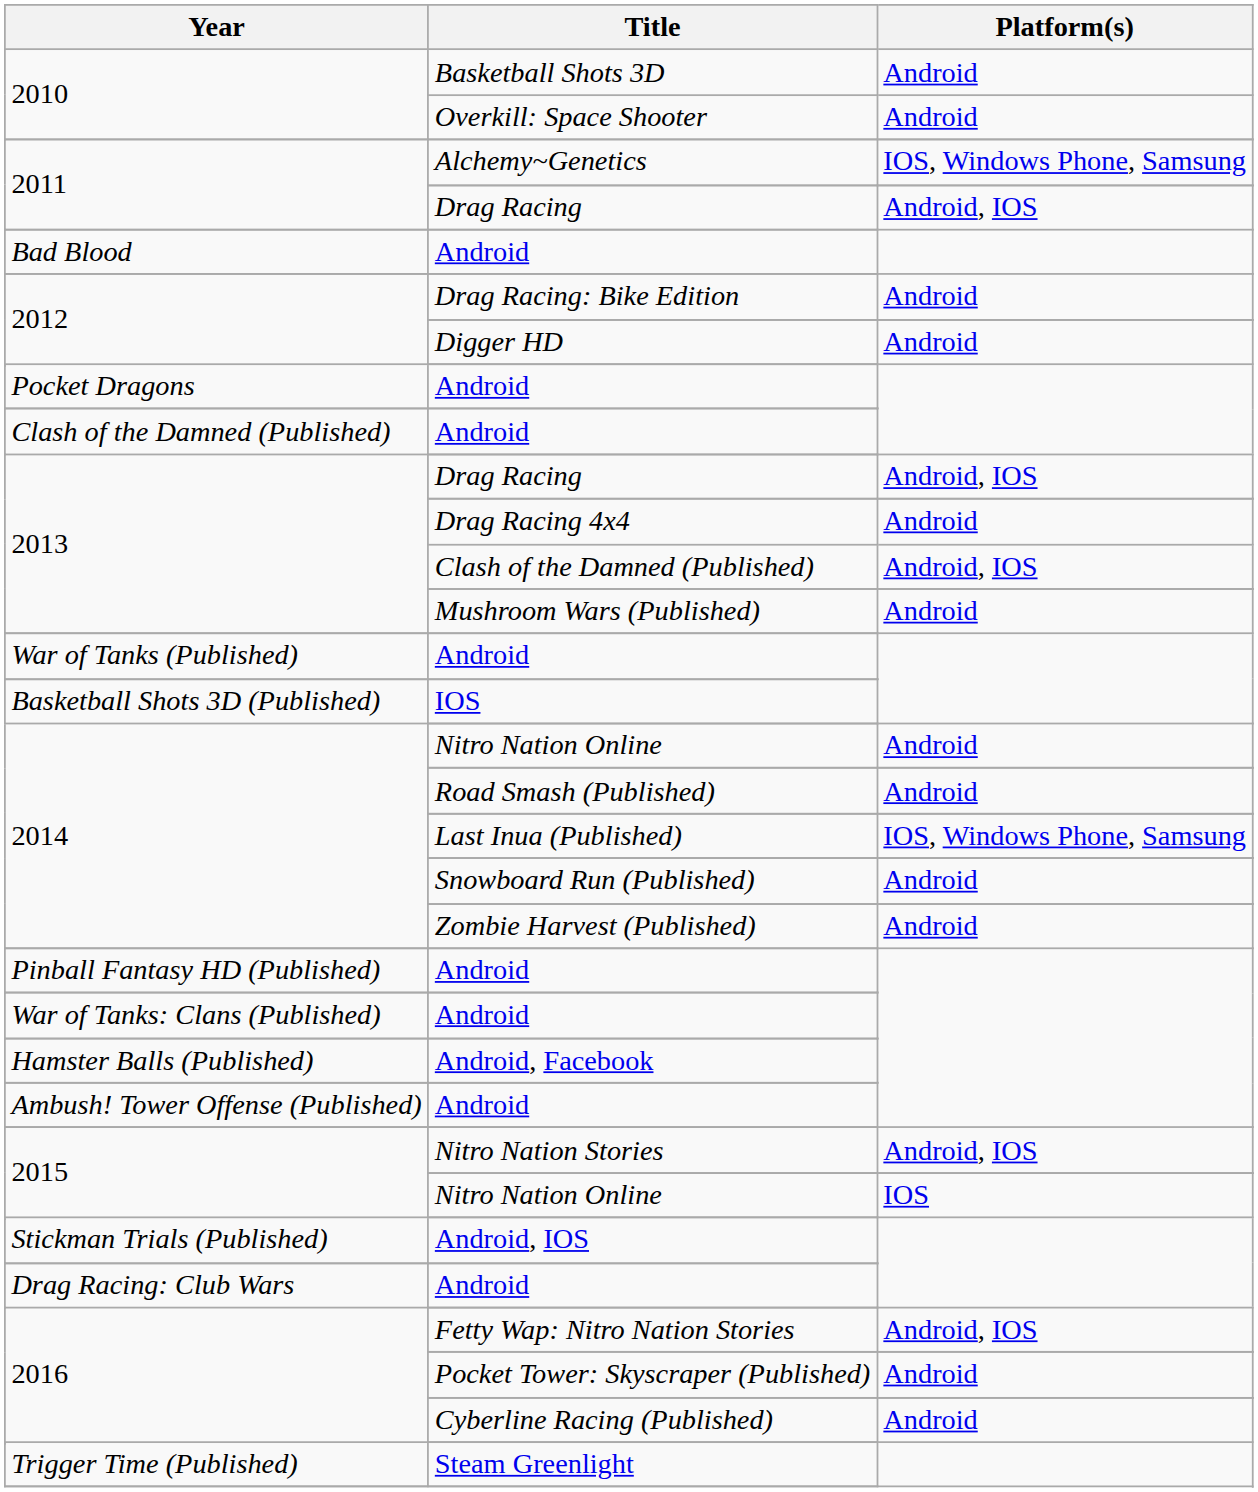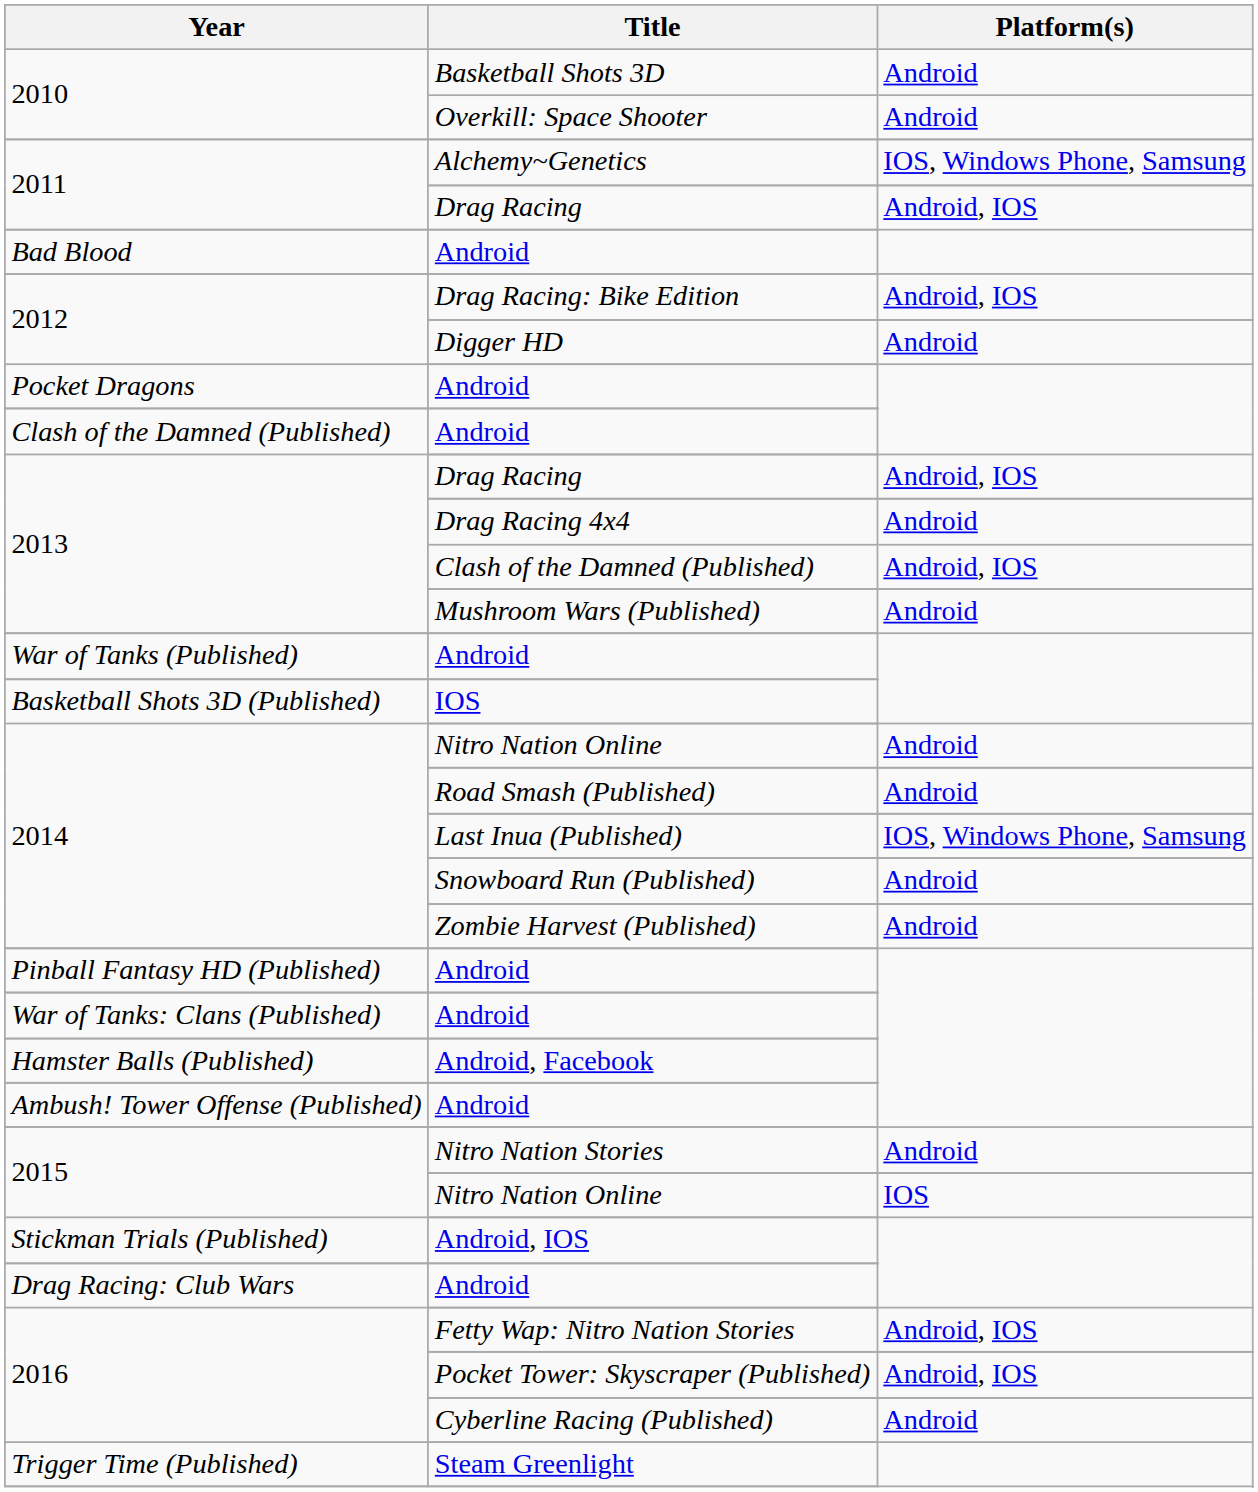(931, 296) Android -> (960, 296) Android, IOS
(960, 1149) Android, IOS -> (931, 1149) Android
(931, 1374) Android -> (960, 1374) Android, IOS
